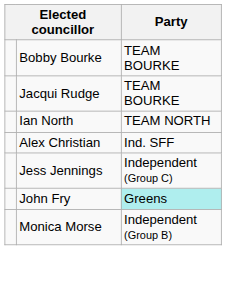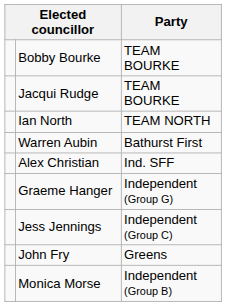+ row: (58, 142)
+ row: (65, 191)
(146, 198) paleturquoise background -> (146, 255) no background
